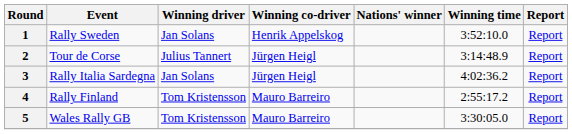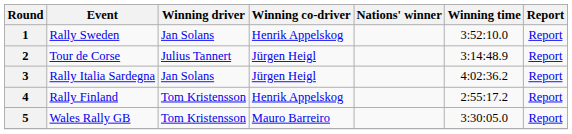(291, 96) Mauro Barreiro -> (298, 96) Henrik Appelskog
